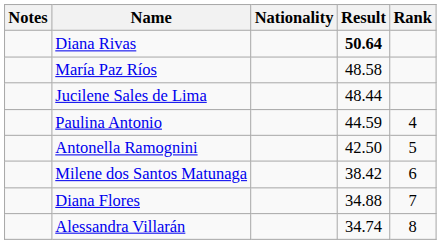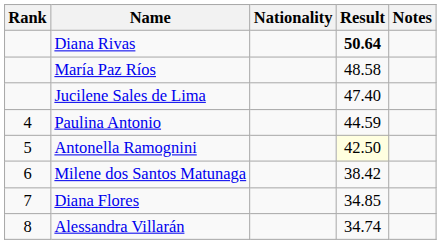columns swapped: (413, 17) <-> (28, 17)
(363, 95) 48.44 -> (363, 95) 47.40
(363, 148) no background -> (363, 148) lightyellow background
(363, 200) 34.88 -> (363, 200) 34.85
